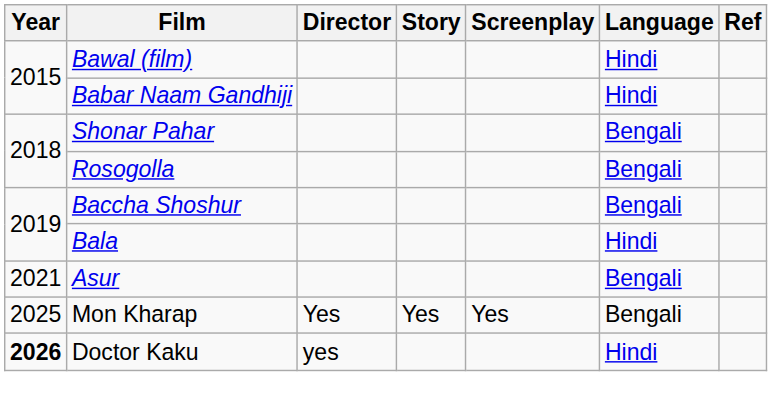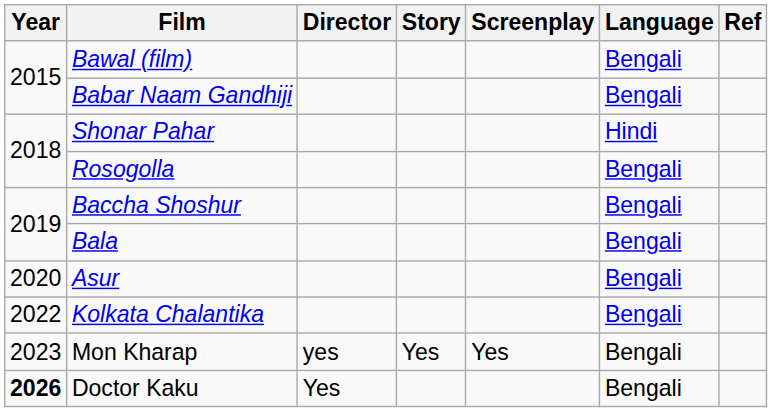(631, 59) Hindi -> (643, 59) Bengali
(631, 95) Hindi -> (643, 95) Bengali
(643, 132) Bengali -> (631, 132) Hindi
(631, 242) Hindi -> (643, 242) Bengali
(36, 278) 2021 -> (36, 278) 2020
+ row: (168, 315)
(36, 315) 2025 -> (36, 351) 2023
(322, 315) Yes -> (321, 351) yes
(321, 351) yes -> (322, 388) Yes
(631, 351) Hindi -> (643, 388) Bengali
